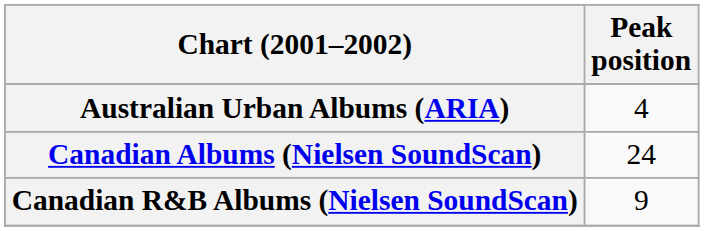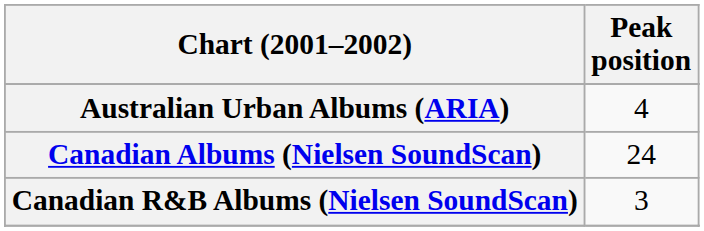(641, 201) 9 -> (641, 201) 3
